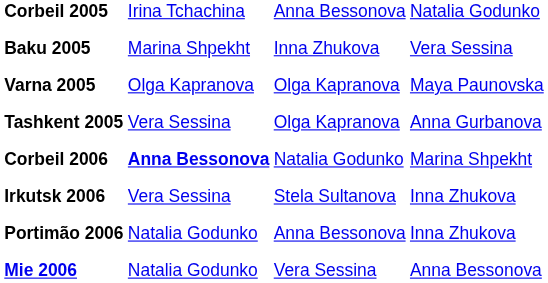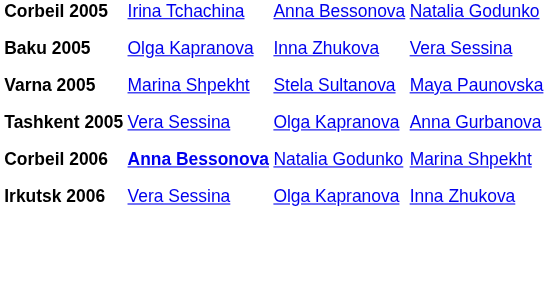(189, 48) Marina Shpekht -> (191, 48) Olga Kapranova
(191, 85) Olga Kapranova -> (189, 85) Marina Shpekht
(337, 85) Olga Kapranova -> (334, 85) Stela Sultanova
(335, 196) Stela Sultanova -> (336, 196) Olga Kapranova
- row: (64, 233)
- row: (41, 270)
